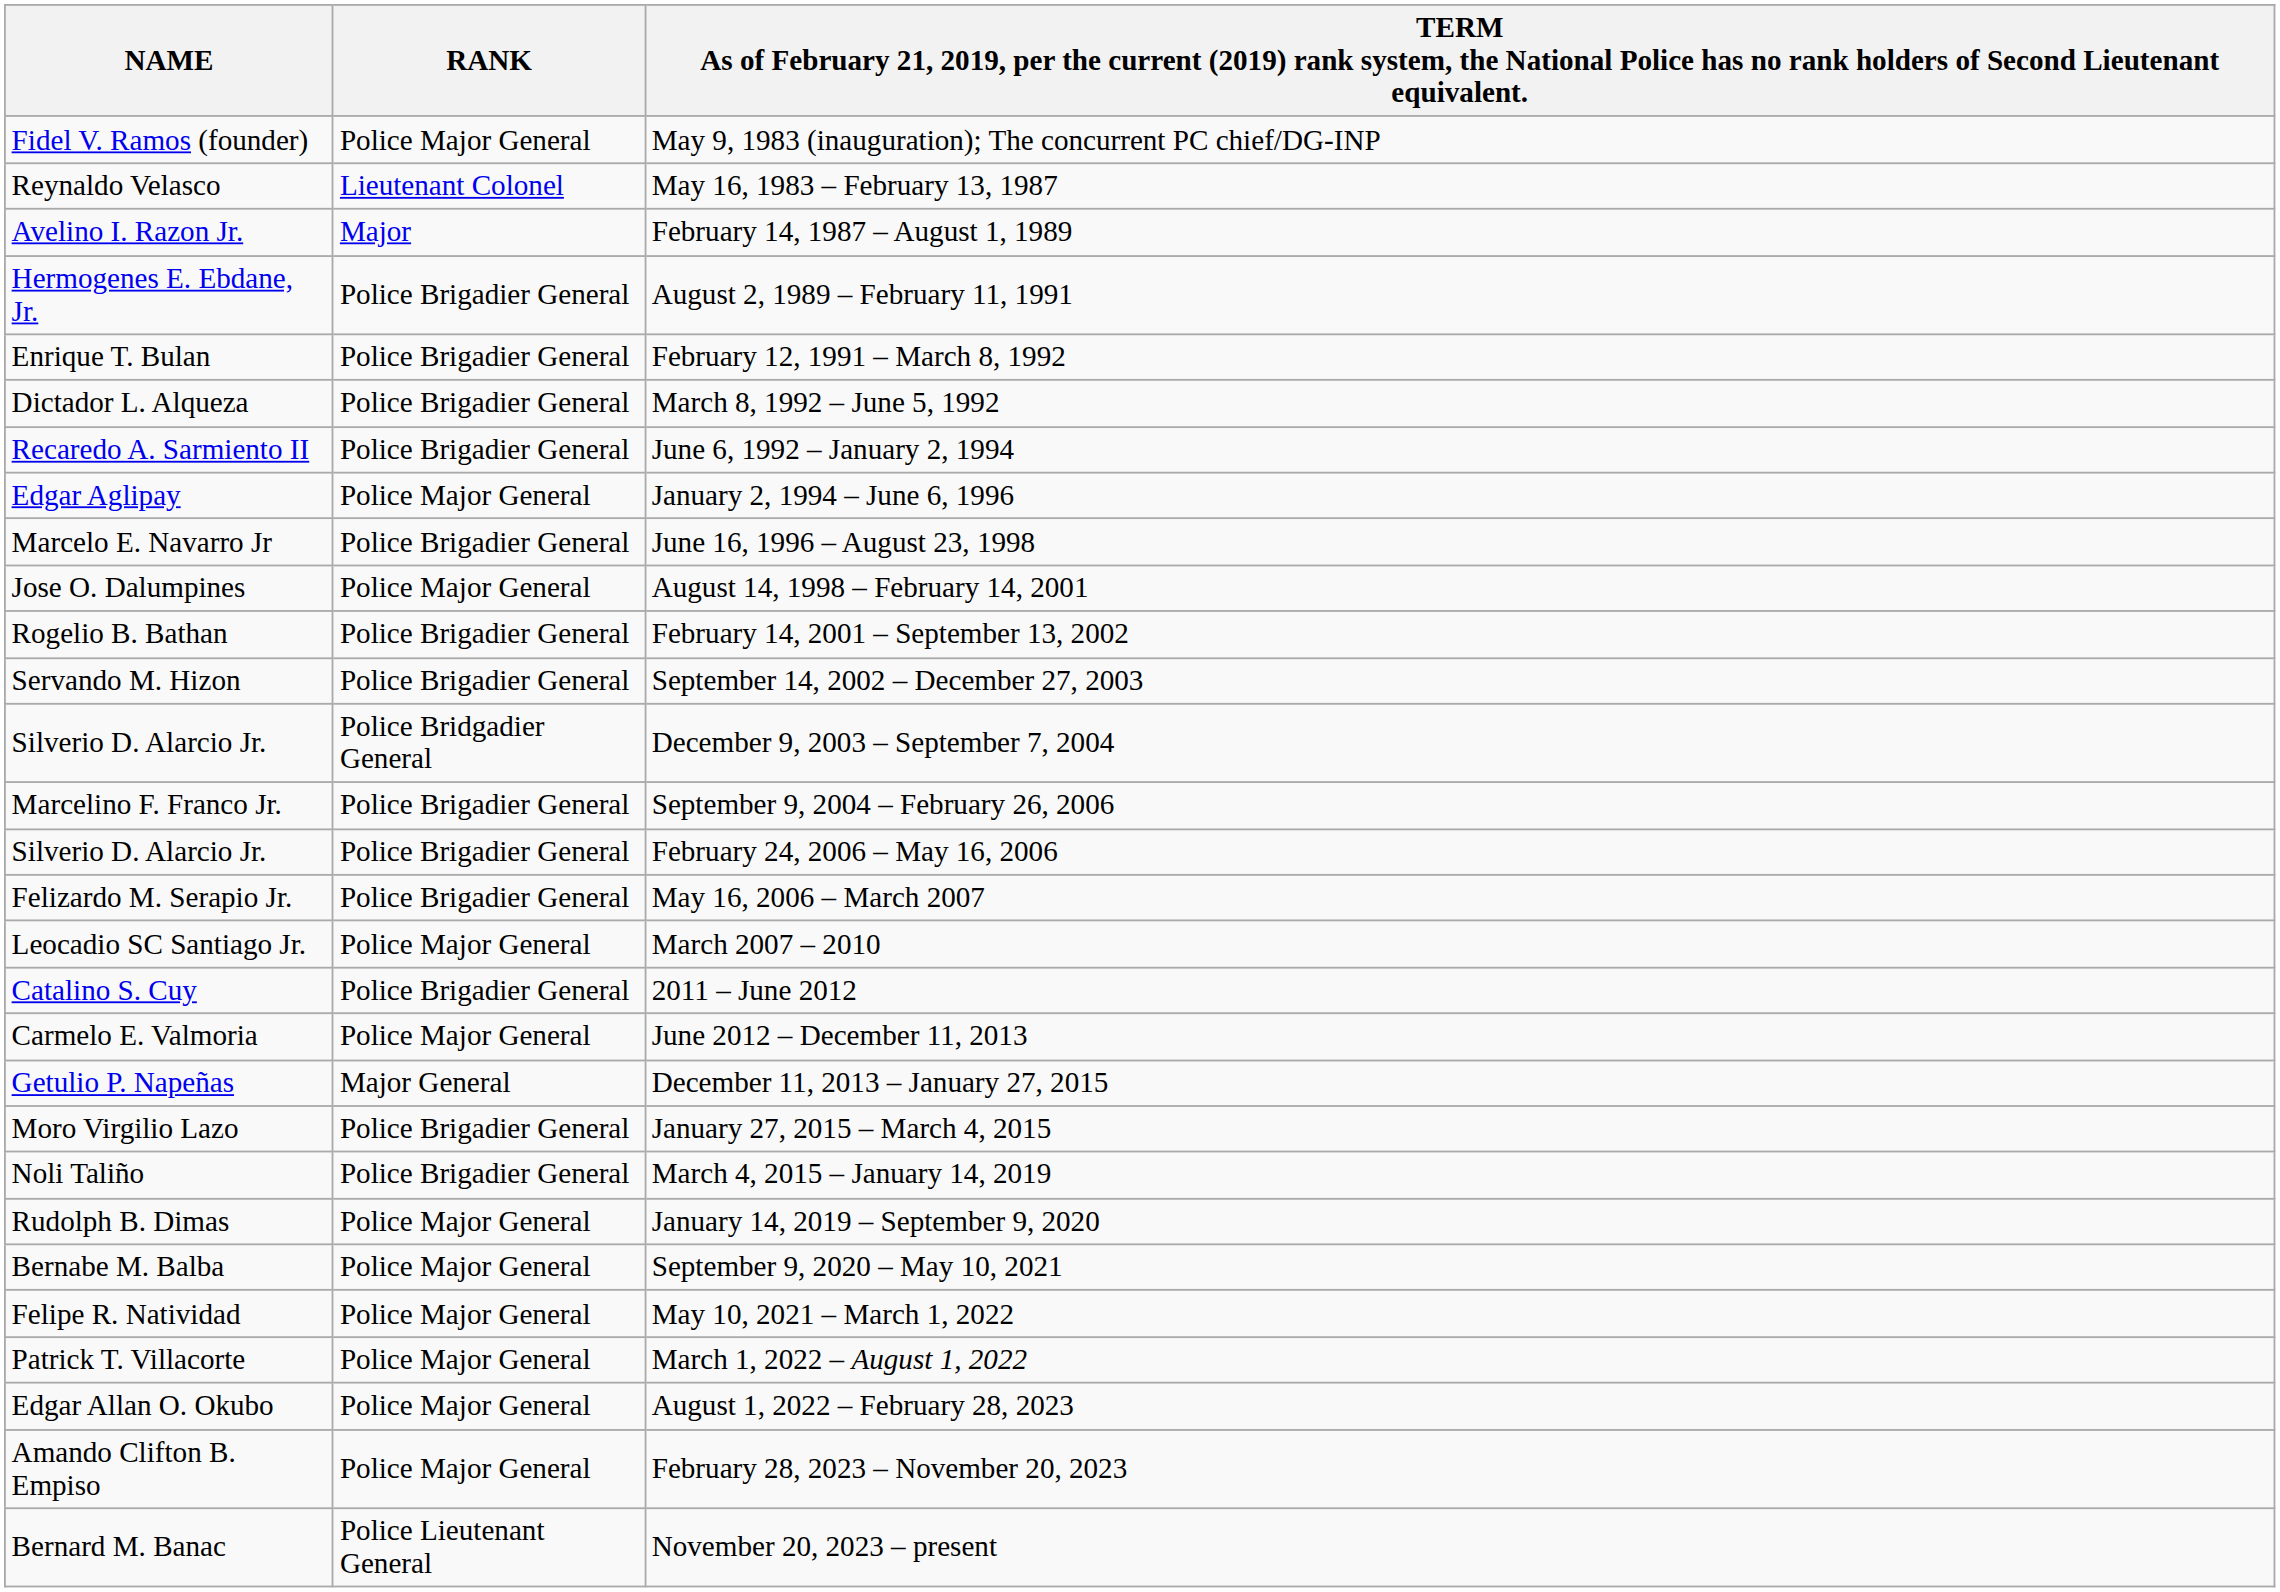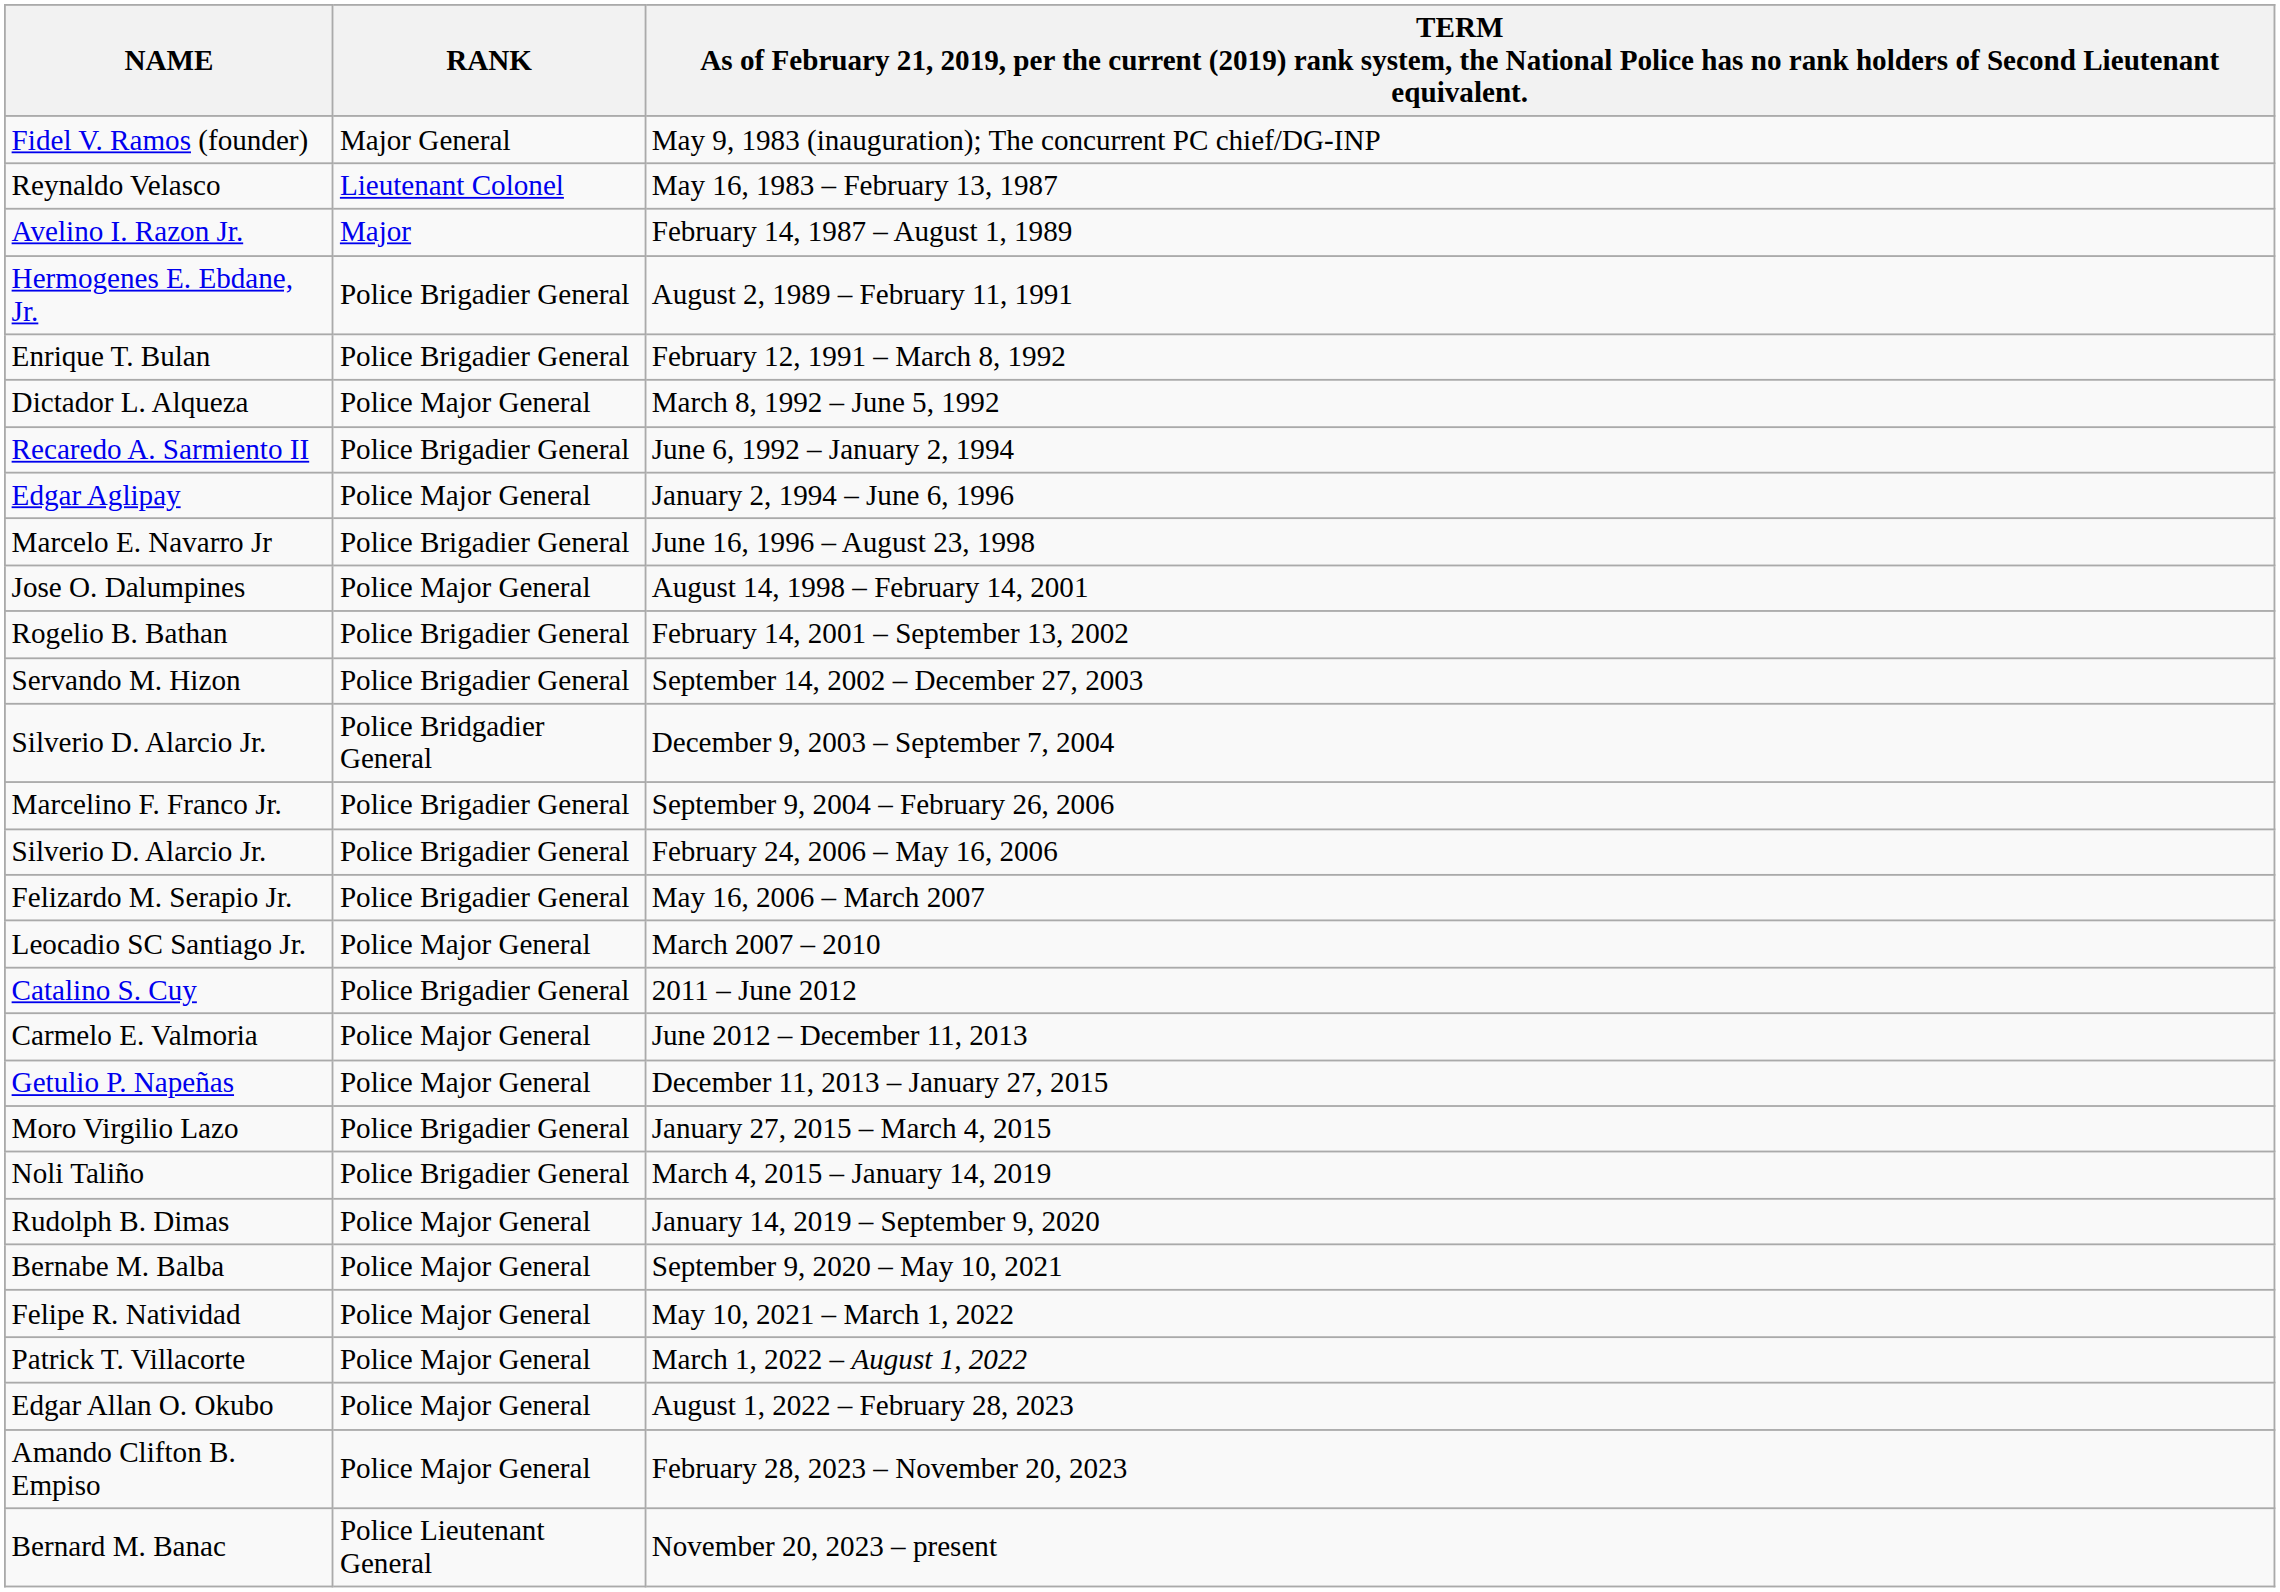(465, 139) Police Major General -> (425, 139) Major General
(485, 402) Police Brigadier General -> (465, 402) Police Major General
(425, 1082) Major General -> (465, 1082) Police Major General
